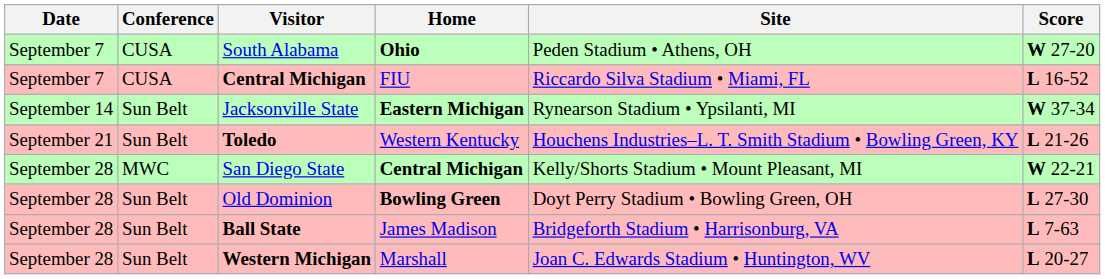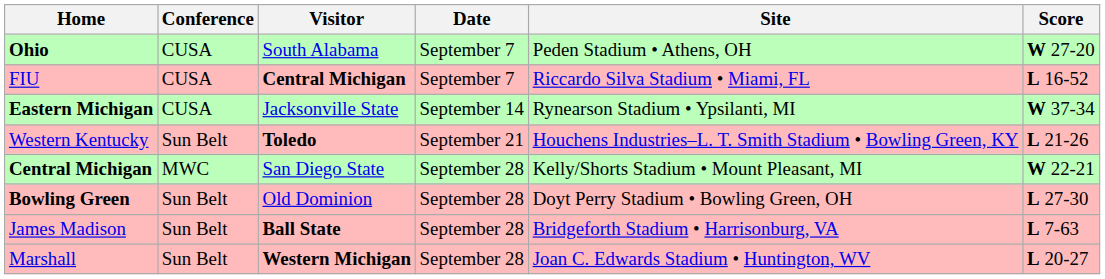columns swapped: (61, 19) <-> (452, 19)
(155, 109) Sun Belt -> (187, 109) CUSA
